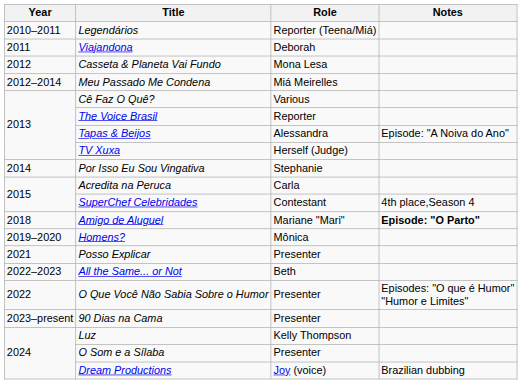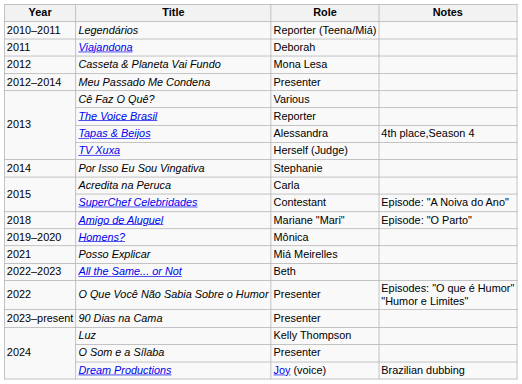(306, 82) Miá Meirelles -> (297, 82) Presenter
(445, 133) Episode: "A Noiva do Ano" -> (428, 133) 4th place,Season 4
(428, 202) 4th place,Season 4 -> (445, 202) Episode: "A Noiva do Ano"
(431, 220) bold -> (427, 220) normal
(297, 254) Presenter -> (306, 254) Miá Meirelles
